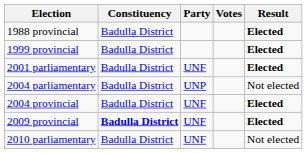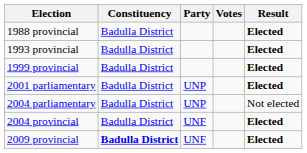+ row: (43, 49)
(195, 67) UNF -> (195, 85) UNP
- row: (51, 139)
